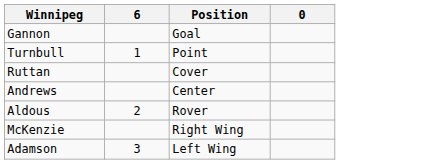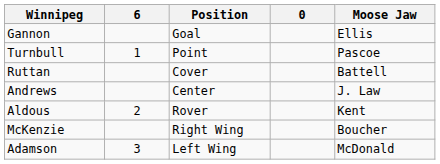+ column: (385, 14)
